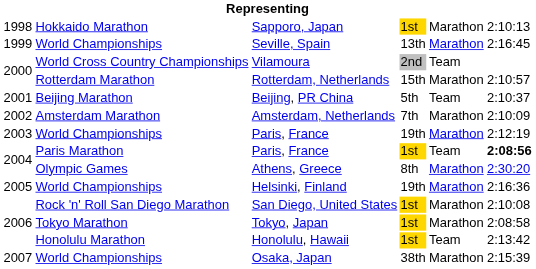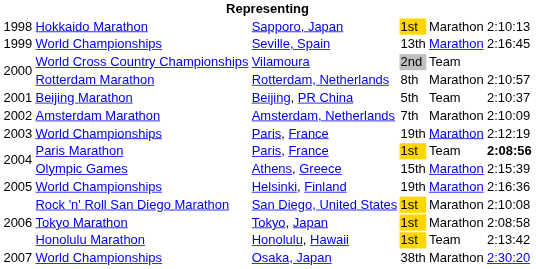(413, 80) 15th -> (409, 80) 8th
(409, 169) 8th -> (413, 169) 15th
(509, 169) 2:30:20 -> (509, 169) 2:15:39
(509, 258) 2:15:39 -> (509, 258) 2:30:20
